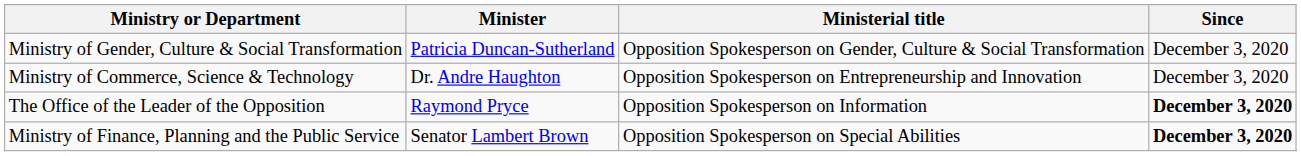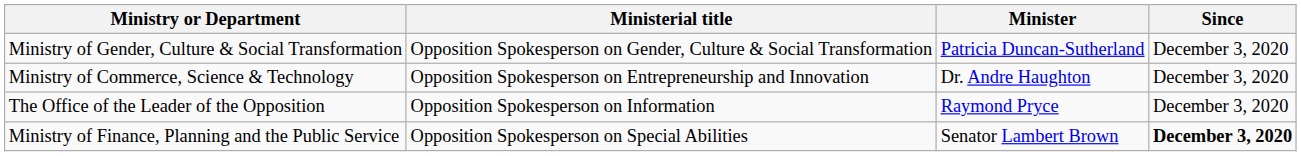columns swapped: (513, 19) <-> (884, 19)
(1223, 106) bold -> (1221, 106) normal
